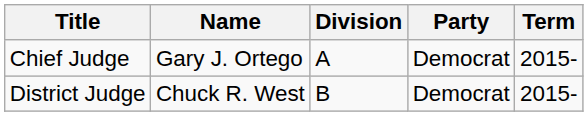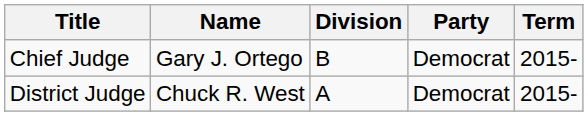(323, 57) A -> (323, 57) B
(323, 93) B -> (323, 93) A
